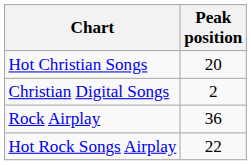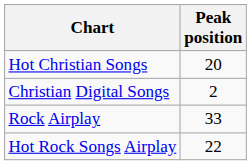(213, 118) 36 -> (213, 118) 33
